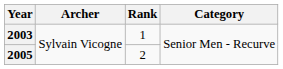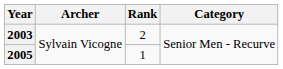(143, 34) 1 -> (143, 34) 2
(143, 54) 2 -> (143, 54) 1
